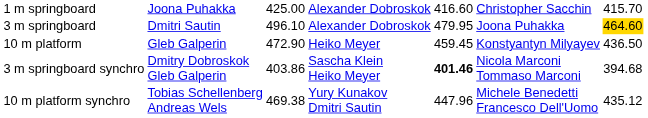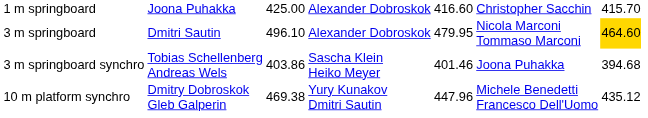(520, 26) Joona Puhakka -> (529, 33) Nicola Marconi Tommaso Marconi
- row: (43, 43)
(198, 68) Dmitry Dobroskok Gleb Galperin -> (205, 65) Tobias Schellenberg Andreas Wels
(453, 68) bold -> (453, 65) normal
(529, 68) Nicola Marconi Tommaso Marconi -> (520, 65) Joona Puhakka
(205, 100) Tobias Schellenberg Andreas Wels -> (198, 97) Dmitry Dobroskok Gleb Galperin
